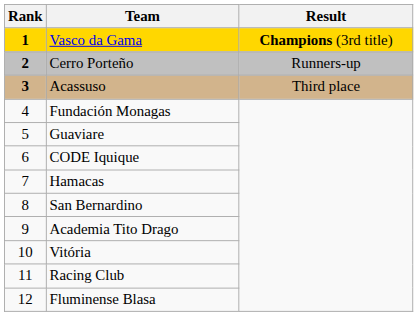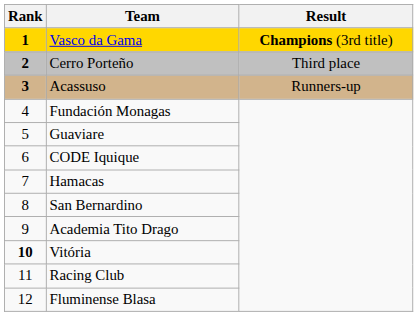(326, 63) Runners-up -> (326, 63) Third place
(326, 87) Third place -> (326, 87) Runners-up
(25, 252) normal -> (25, 252) bold
